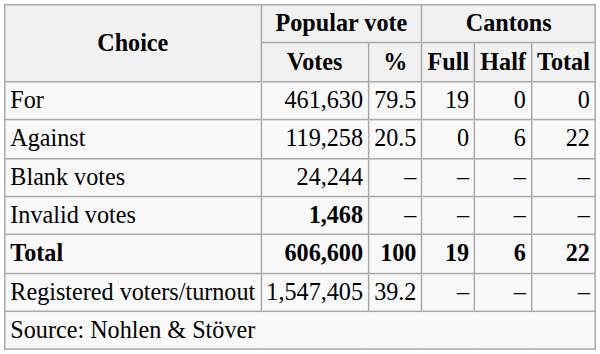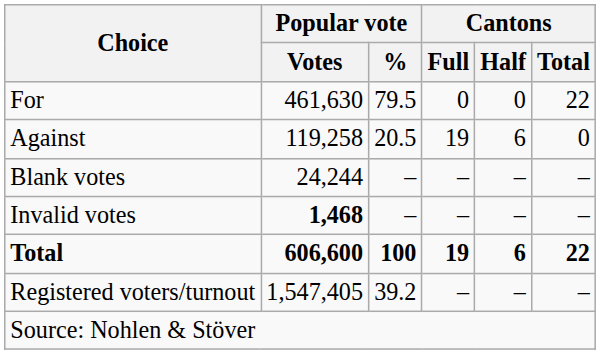(457, 100) 19 -> (463, 100) 0
(584, 100) 0 -> (578, 100) 22
(463, 138) 0 -> (457, 138) 19
(578, 138) 22 -> (584, 138) 0
